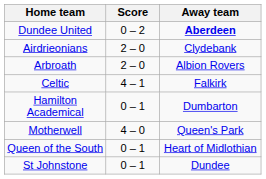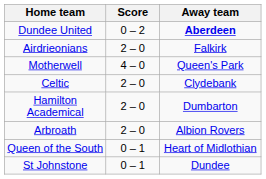(210, 48) Clydebank -> (210, 48) Falkirk
rows swapped: (55, 65) <-> (55, 130)
(133, 83) 4 – 1 -> (133, 83) 2 – 0
(210, 83) Falkirk -> (210, 83) Clydebank
(133, 107) 0 – 1 -> (133, 107) 2 – 0
